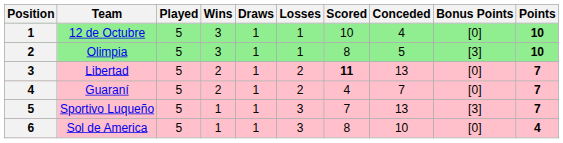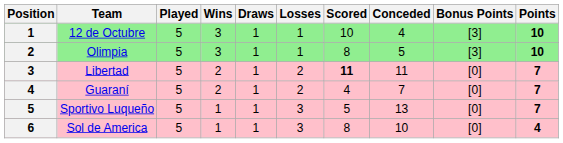(475, 33) [0] -> (475, 33) [3]
(402, 71) 13 -> (402, 71) 11
(347, 109) 7 -> (347, 109) 5
(475, 109) [3] -> (475, 109) [0]
